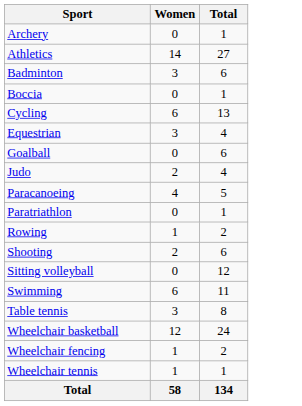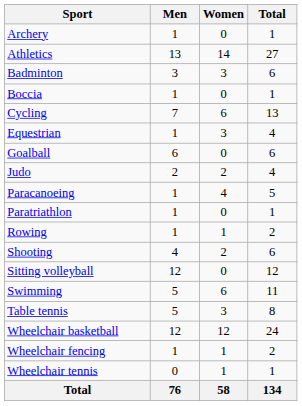+ column: (175, 14)
